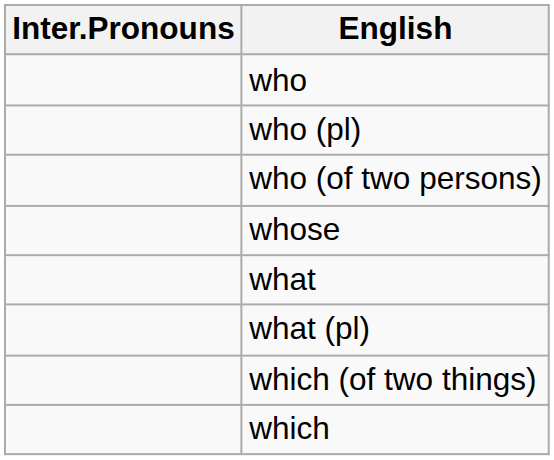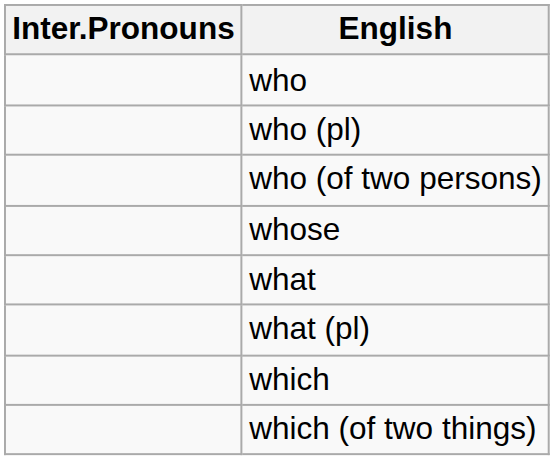rows swapped: (289, 429) <-> (393, 379)
